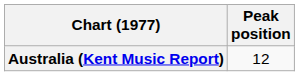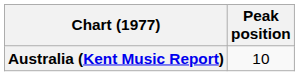(261, 58) 12 -> (261, 58) 10
